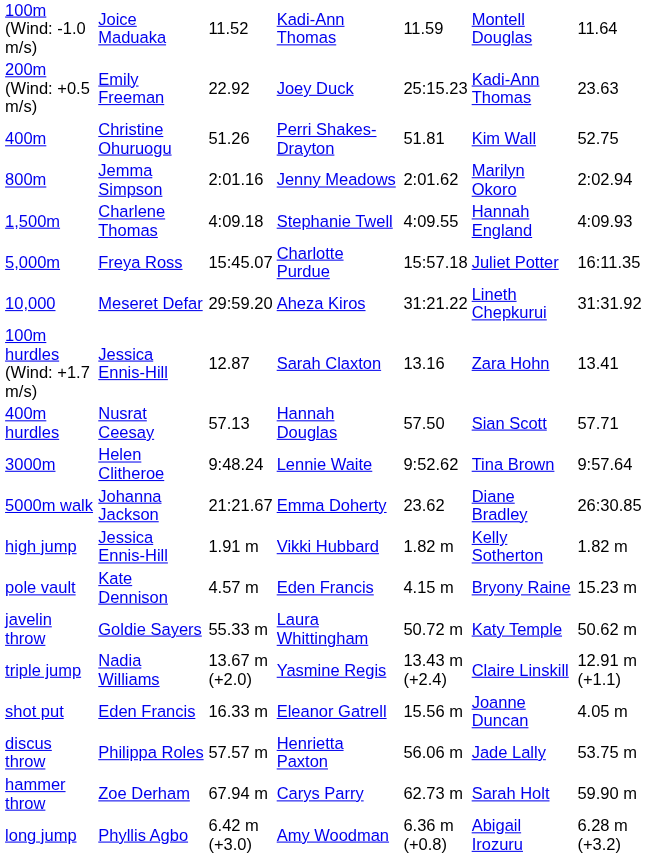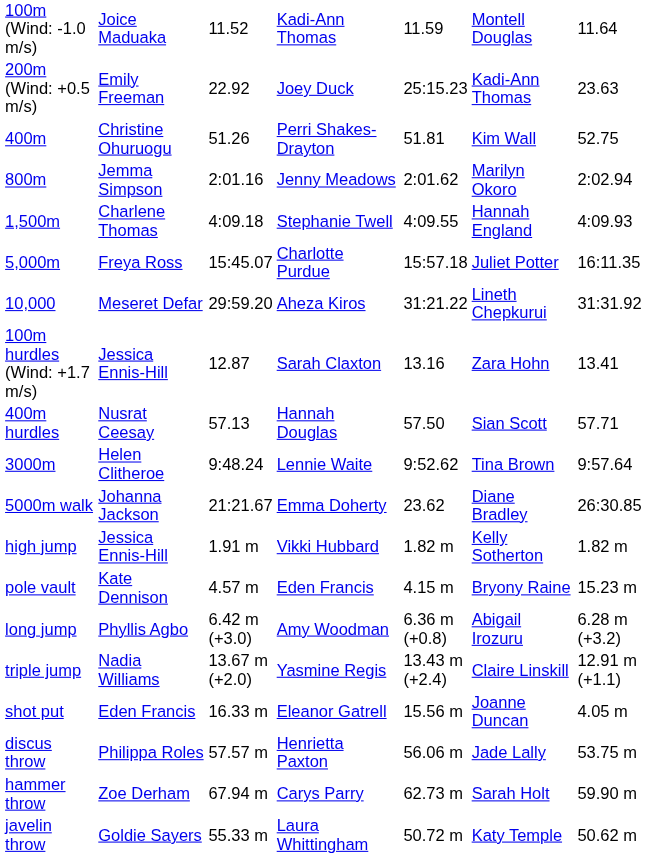rows swapped: (41, 835) <-> (28, 629)
